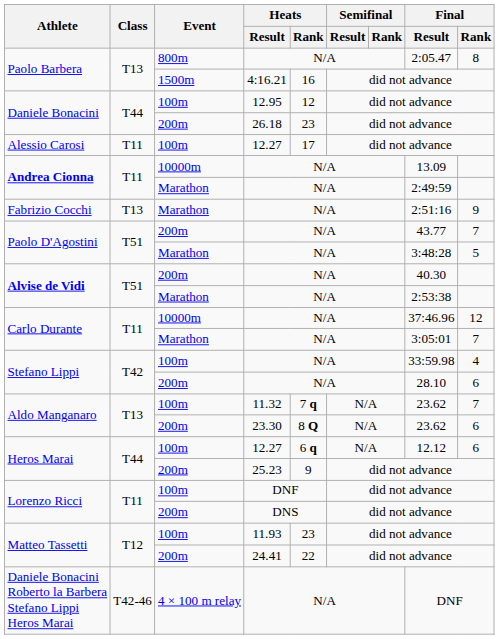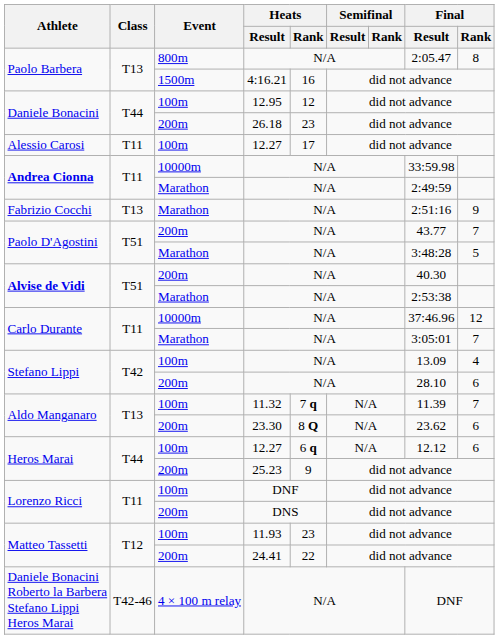(431, 166) 13.09 -> (431, 166) 33:59.98
(431, 361) 33:59.98 -> (431, 361) 13.09
(431, 404) 23.62 -> (431, 404) 11.39
